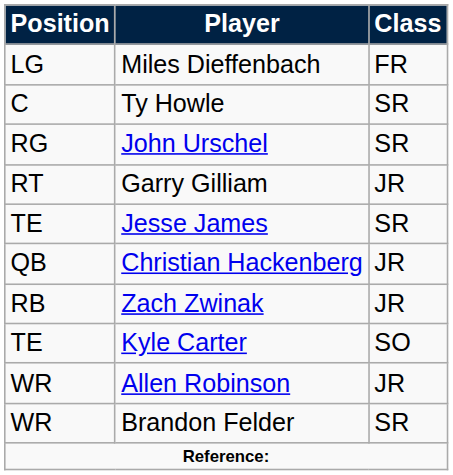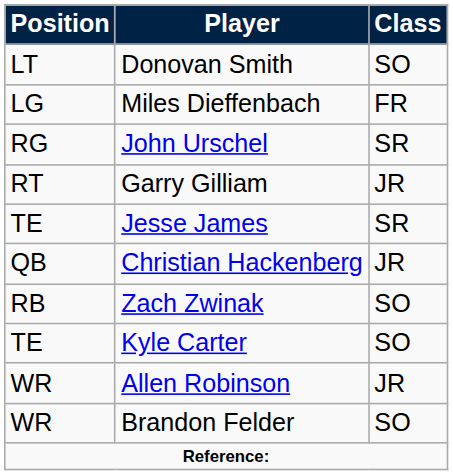+ row: (207, 64)
- row: (173, 104)
(390, 303) JR -> (393, 303) SO
(392, 422) SR -> (393, 422) SO
